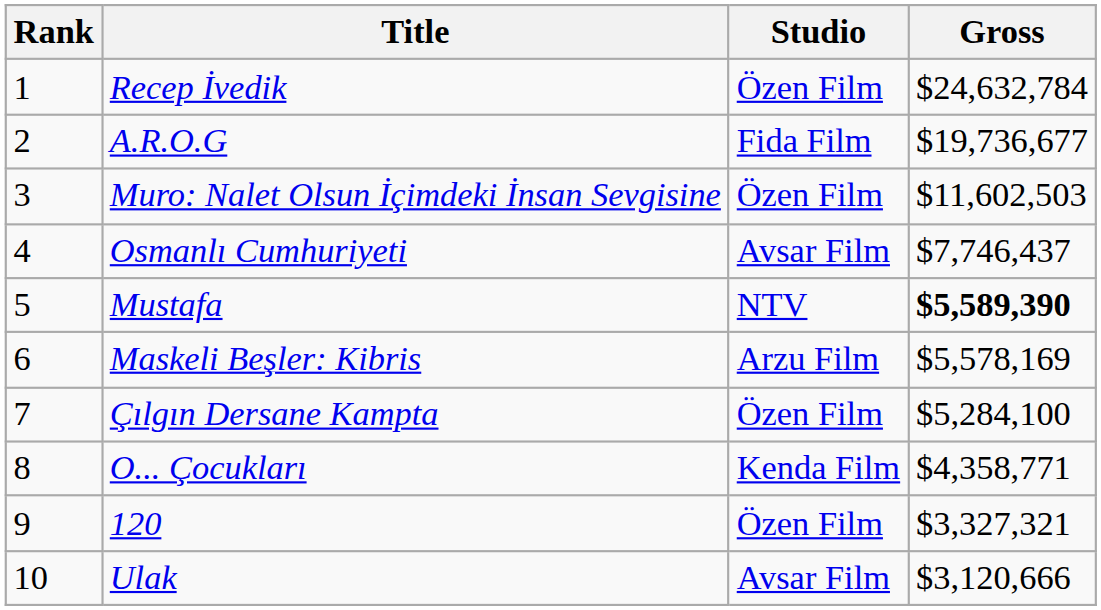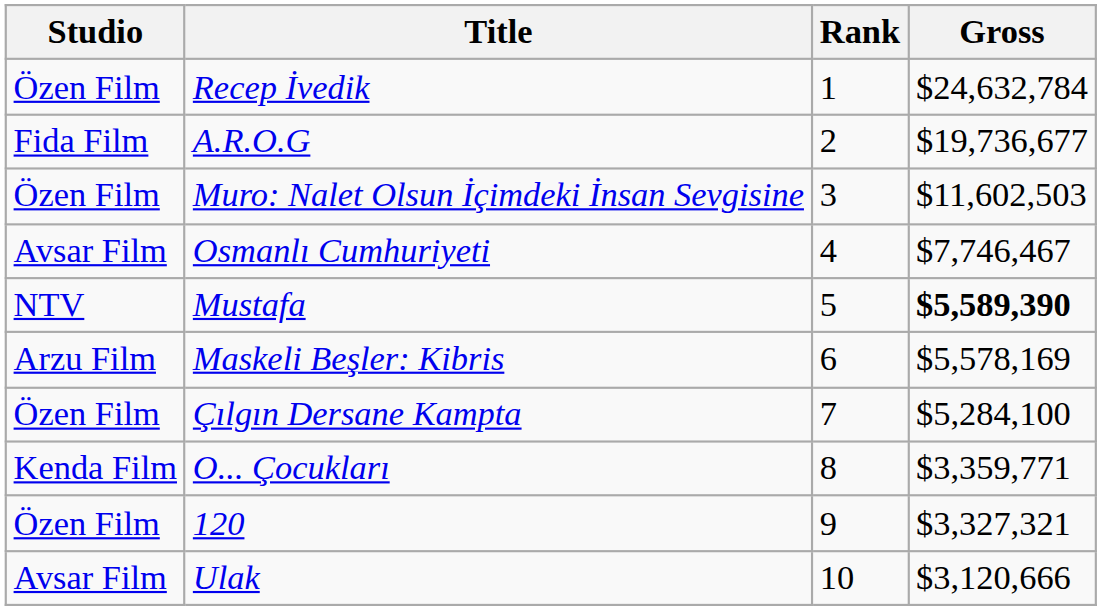columns swapped: (54, 31) <-> (818, 31)
(993, 250) $7,746,437 -> (993, 250) $7,746,467
(993, 468) $4,358,771 -> (993, 468) $3,359,771
